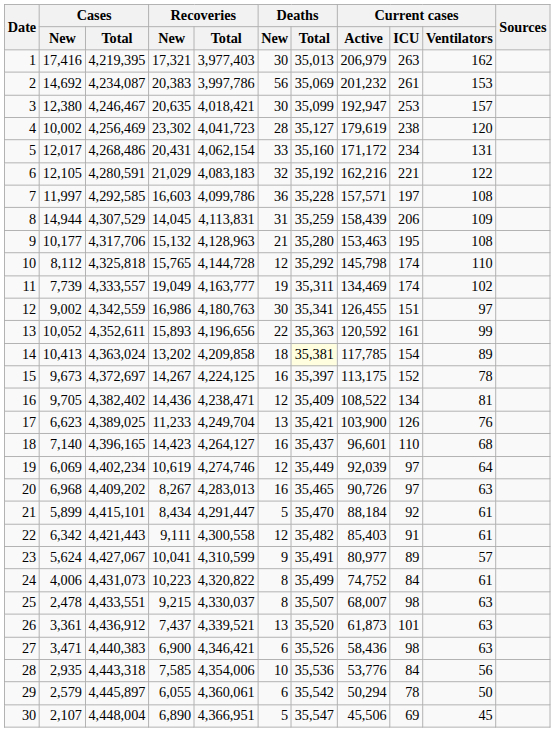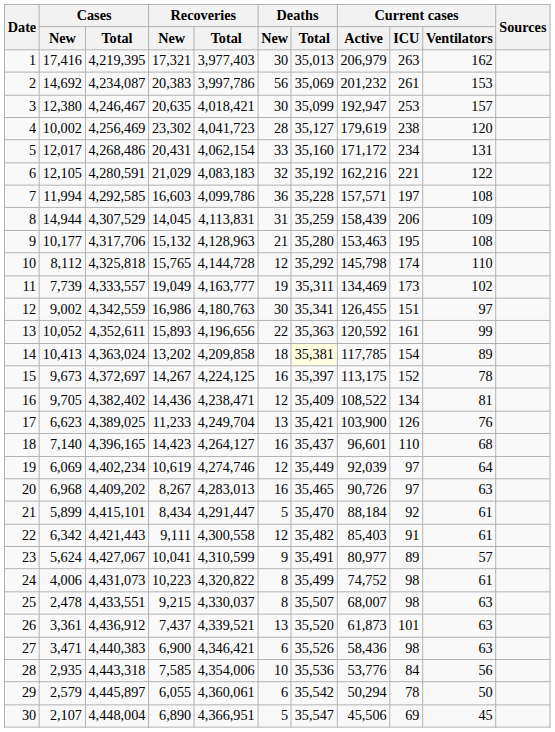(63, 196) 11,997 -> (63, 196) 11,994
(409, 286) 174 -> (409, 286) 173
(412, 580) 84 -> (412, 580) 98
